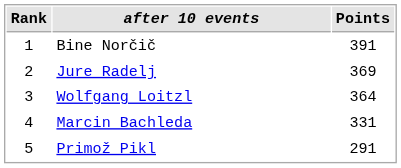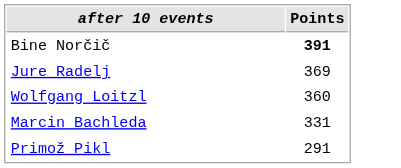- column: (29, 19)
(363, 46) normal -> (317, 46) bold
(363, 97) 364 -> (317, 97) 360
